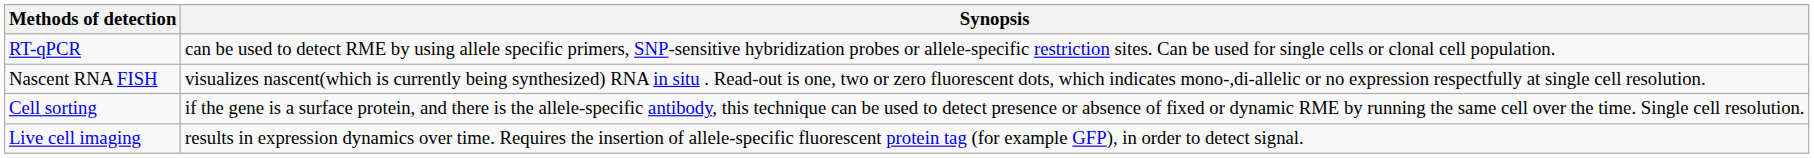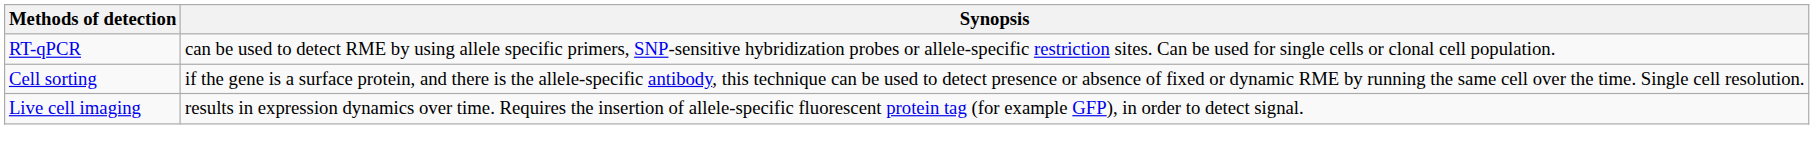- row: (83, 78)
